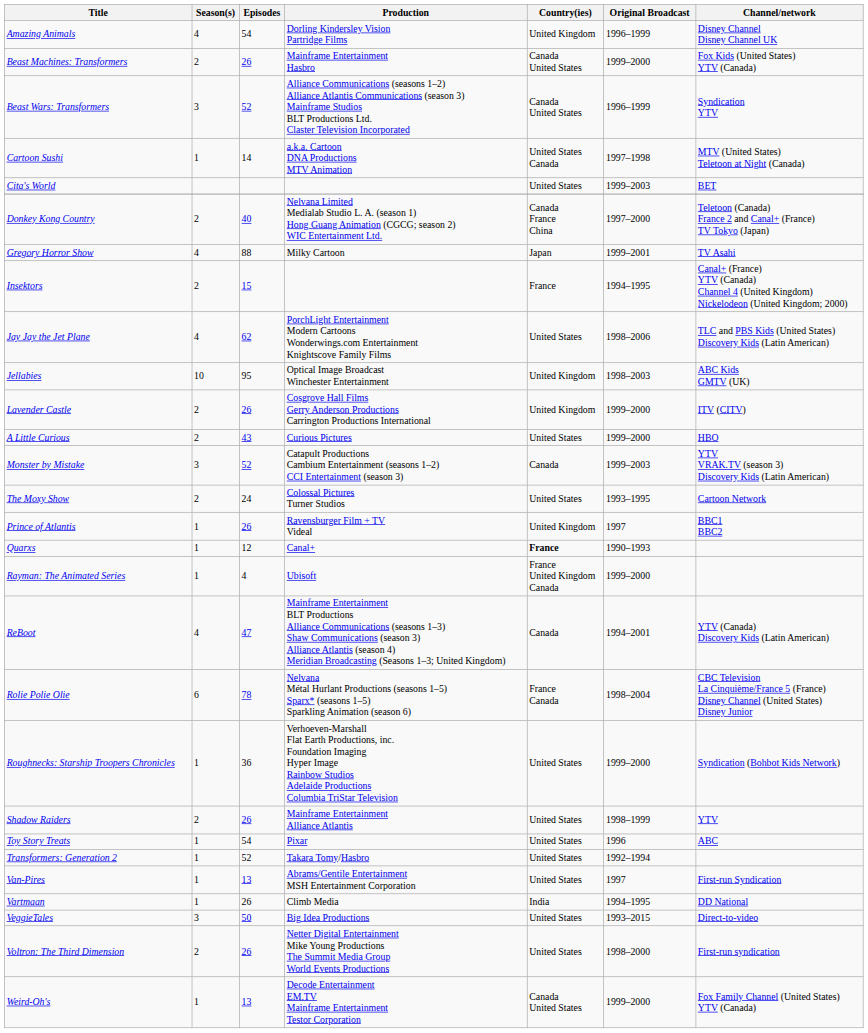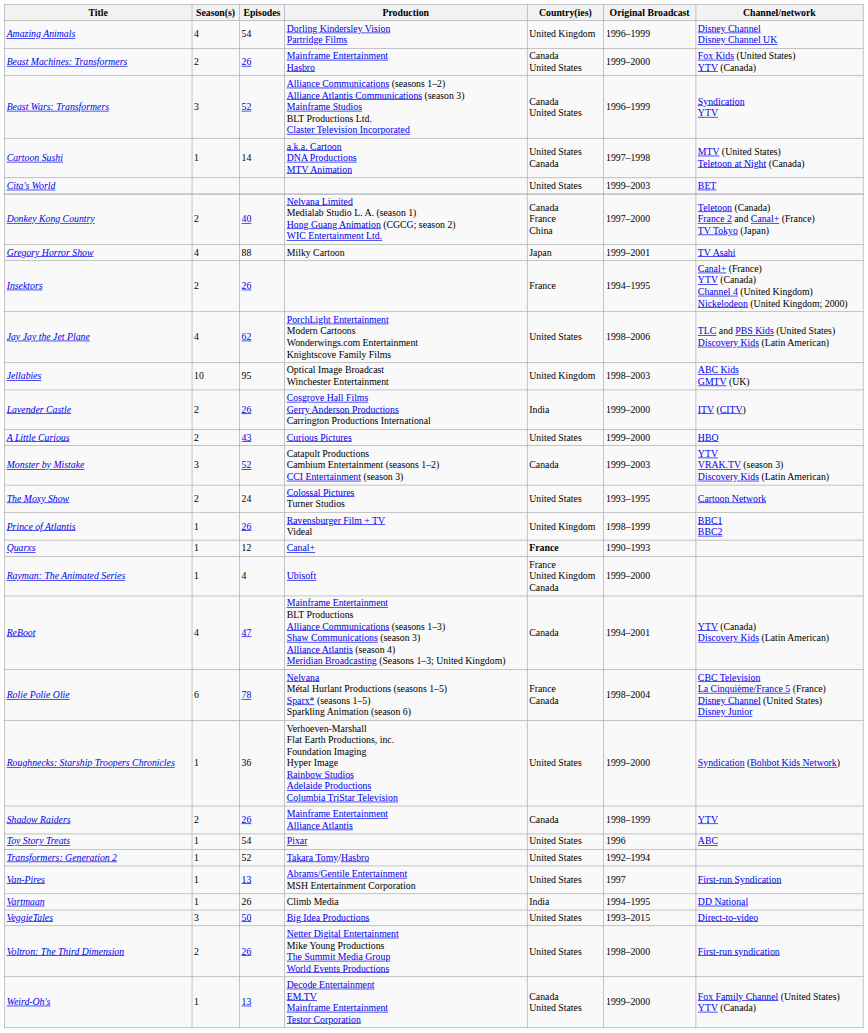(246, 286) 15 -> (246, 286) 26
(562, 410) United Kingdom -> (539, 410) India
(616, 526) 1997 -> (628, 526) 1998–1999
(556, 820) United States -> (544, 820) Canada
